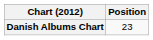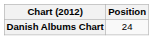(127, 27) 23 -> (127, 27) 24
